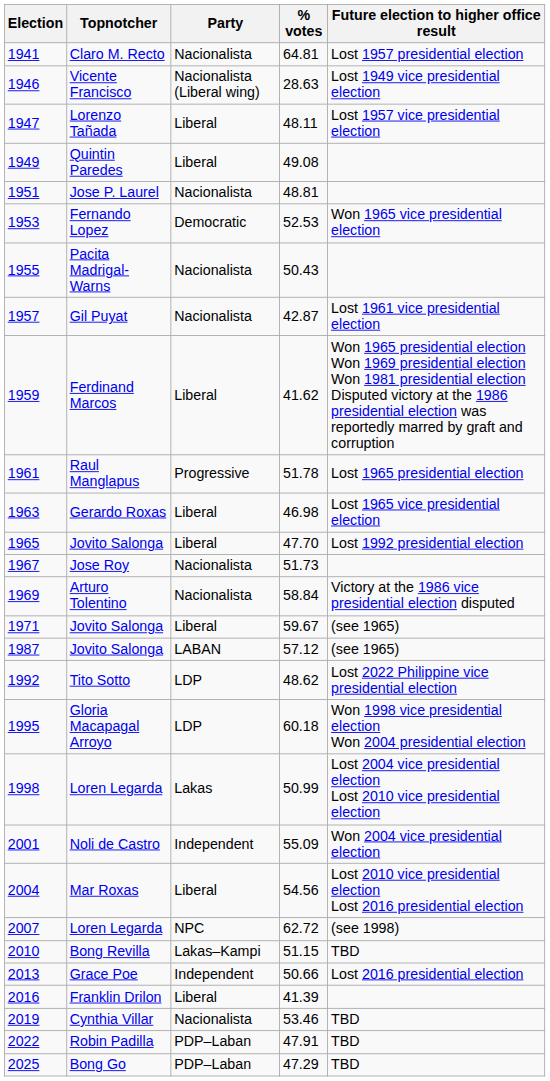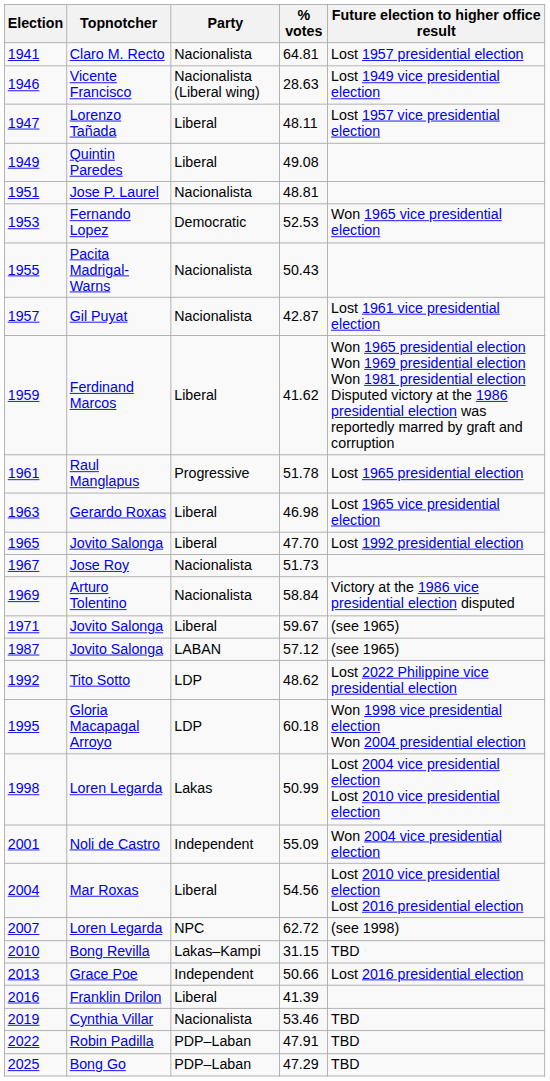(301, 951) 51.15 -> (301, 951) 31.15
